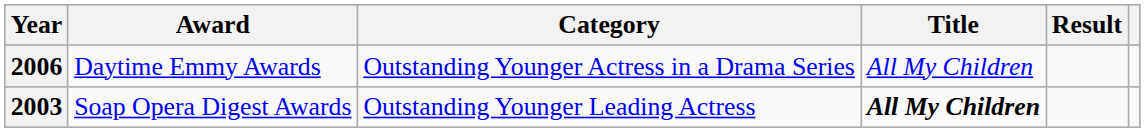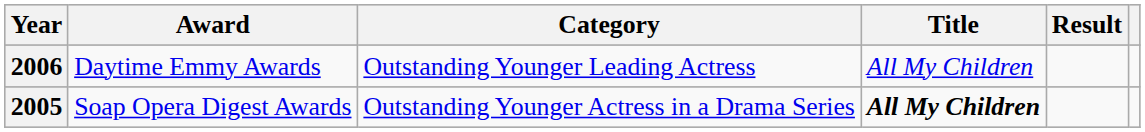(609, 65) Outstanding Younger Actress in a Drama Series -> (559, 65) Outstanding Younger Leading Actress
(37, 106) 2003 -> (37, 106) 2005
(559, 106) Outstanding Younger Leading Actress -> (609, 106) Outstanding Younger Actress in a Drama Series
